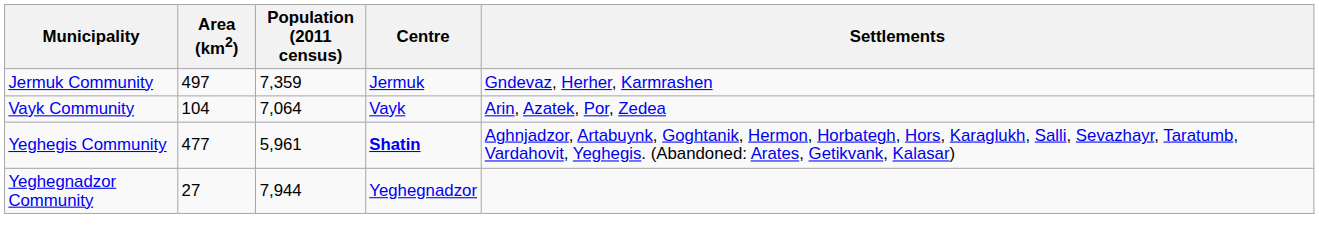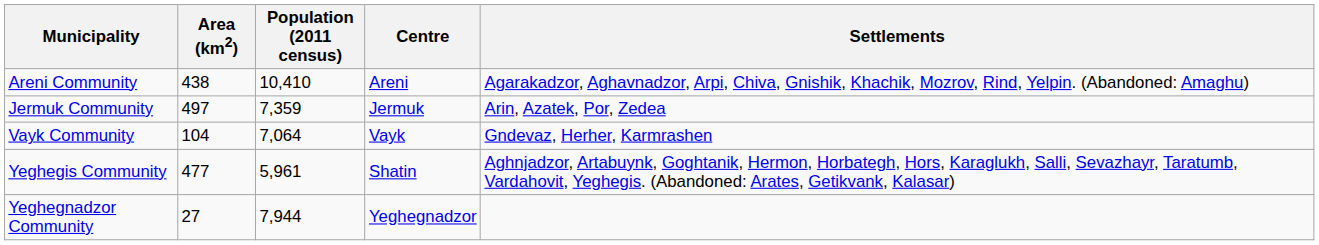+ row: (73, 82)
(599, 82) Gndevaz, Herher, Karmrashen -> (575, 108) Arin, Azatek, Por, Zedea
(575, 108) Arin, Azatek, Por, Zedea -> (598, 135) Gndevaz, Herher, Karmrashen
(395, 145) bold -> (393, 171) normal
